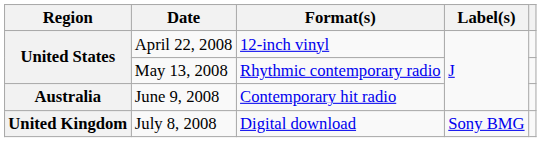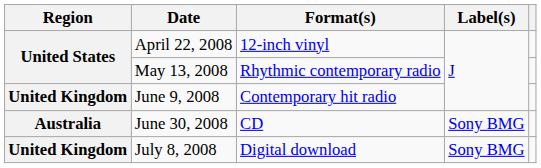(68, 96) Australia -> (68, 96) United Kingdom
+ row: (181, 123)
